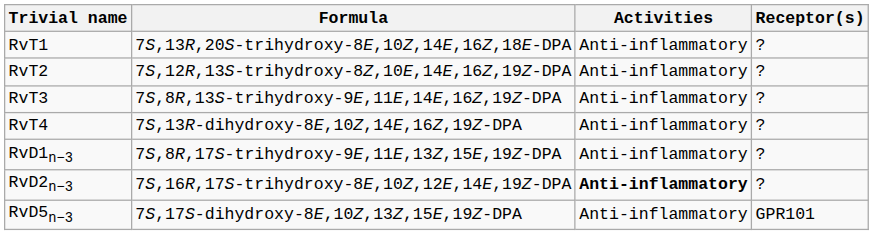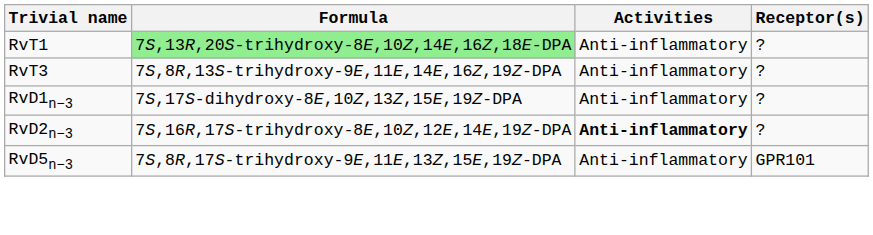(353, 45) no background -> (353, 45) lightgreen background
- row: (28, 72)
- row: (28, 126)
(348, 154) 7S,8R,17S-trihydroxy-9E,11E,13Z,15E,19Z-DPA -> (329, 100) 7S,17S-dihydroxy-8E,10Z,13Z,15E,19Z-DPA
(329, 215) 7S,17S-dihydroxy-8E,10Z,13Z,15E,19Z-DPA -> (348, 161) 7S,8R,17S-trihydroxy-9E,11E,13Z,15E,19Z-DPA
